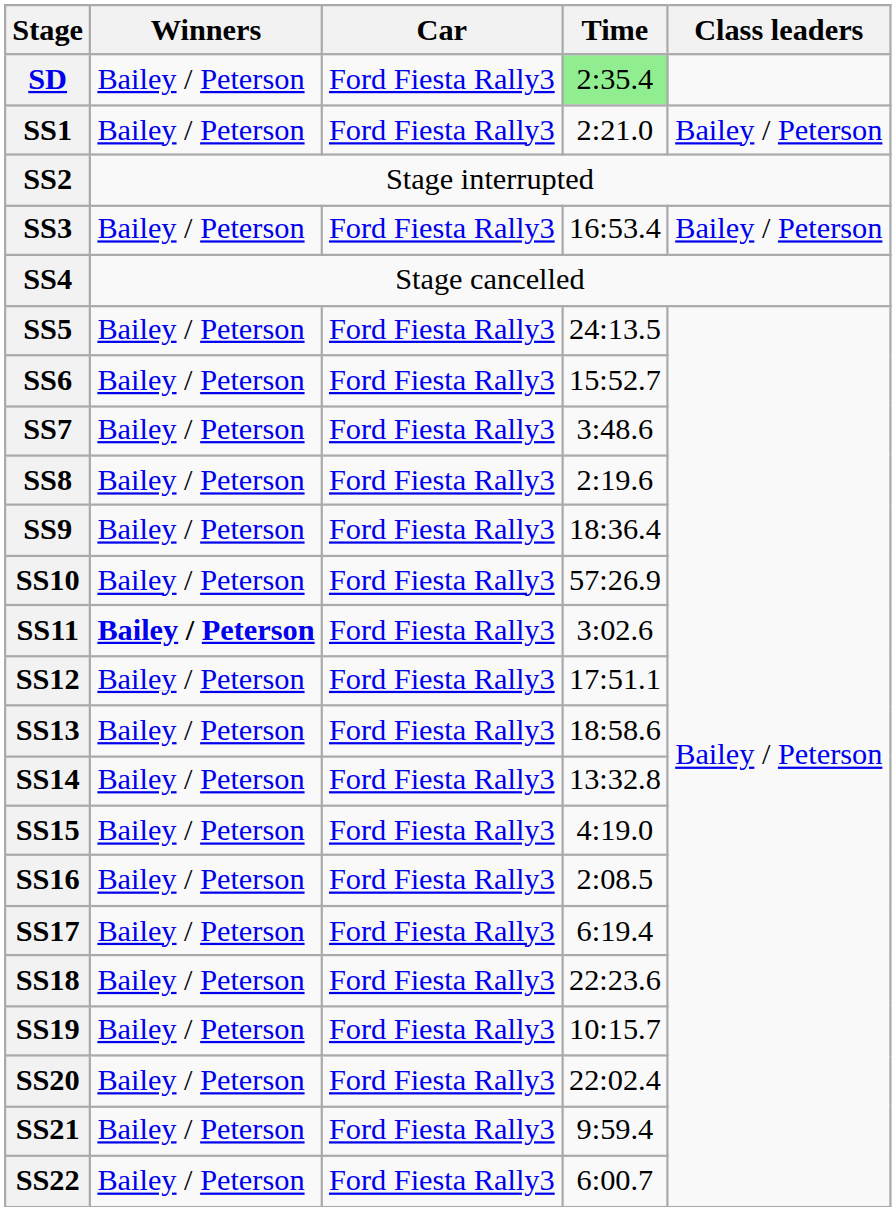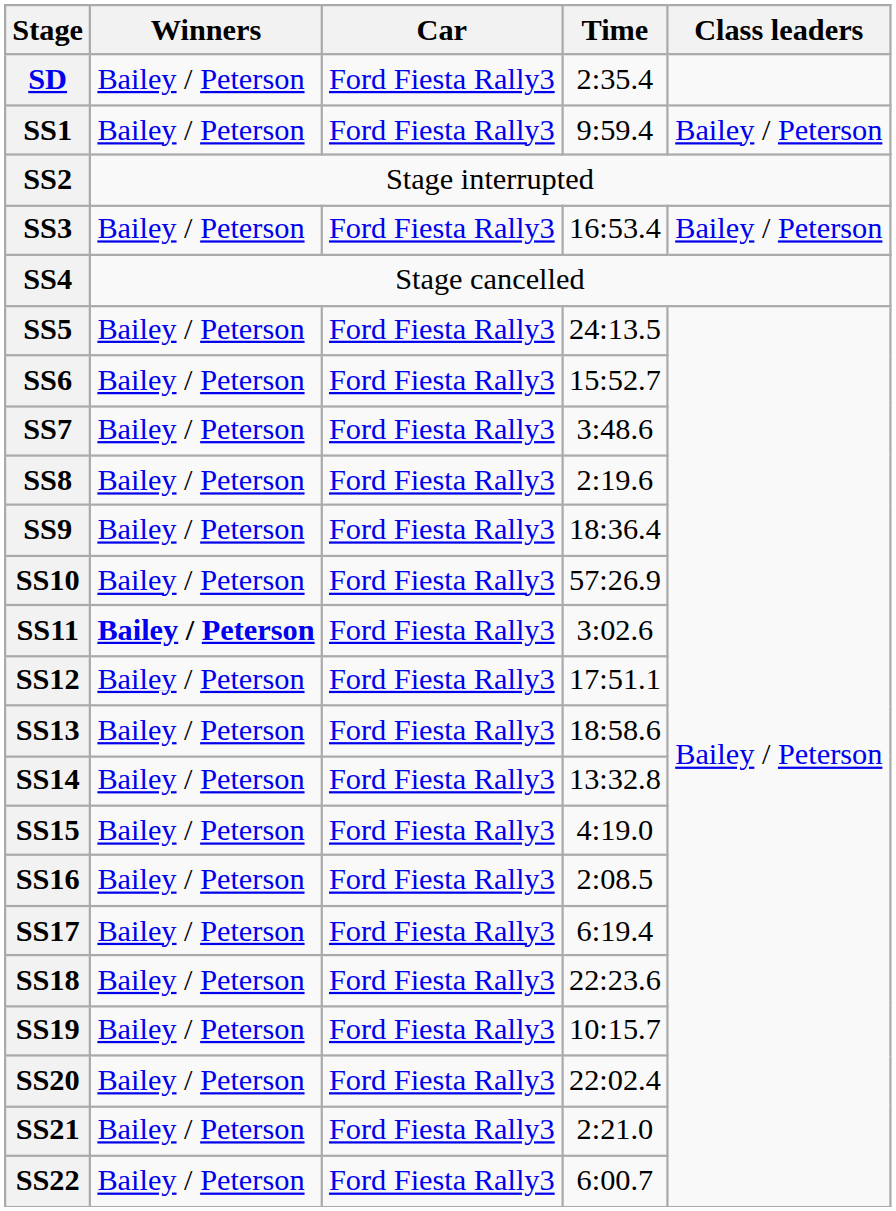(615, 79) lightgreen background -> (615, 79) no background
(615, 129) 2:21.0 -> (615, 129) 9:59.4
(615, 1129) 9:59.4 -> (615, 1129) 2:21.0
